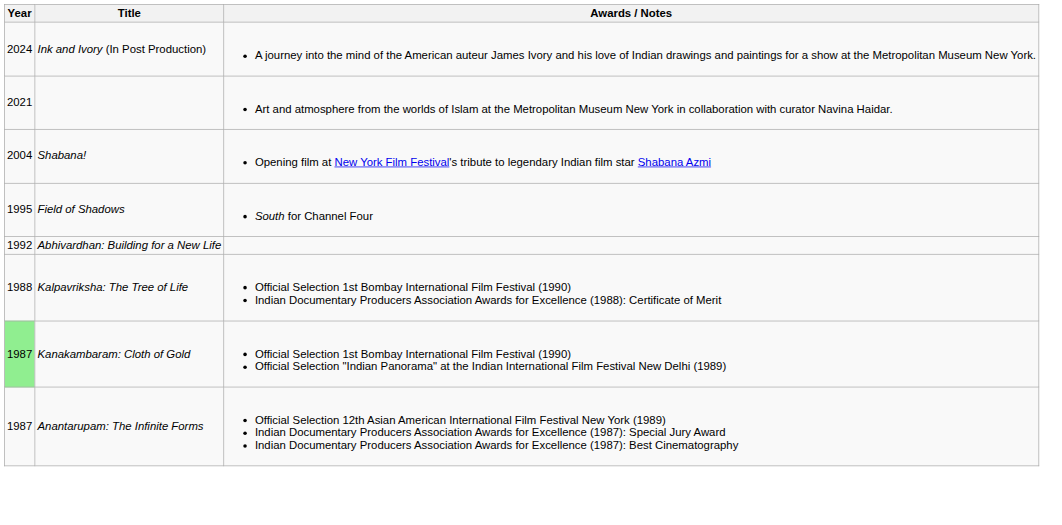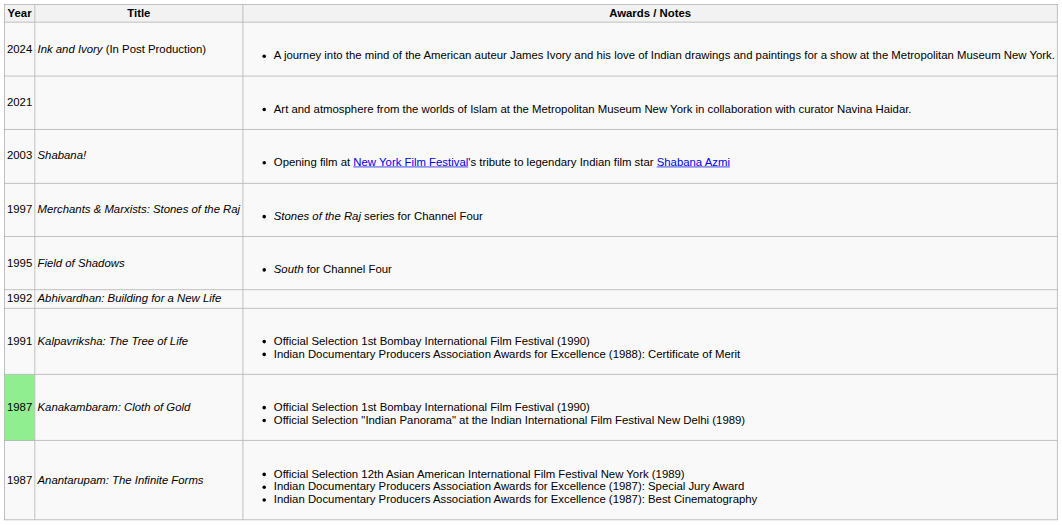(20, 156) 2004 -> (20, 156) 2003
+ row: (139, 209)
(20, 287) 1988 -> (20, 341) 1991
